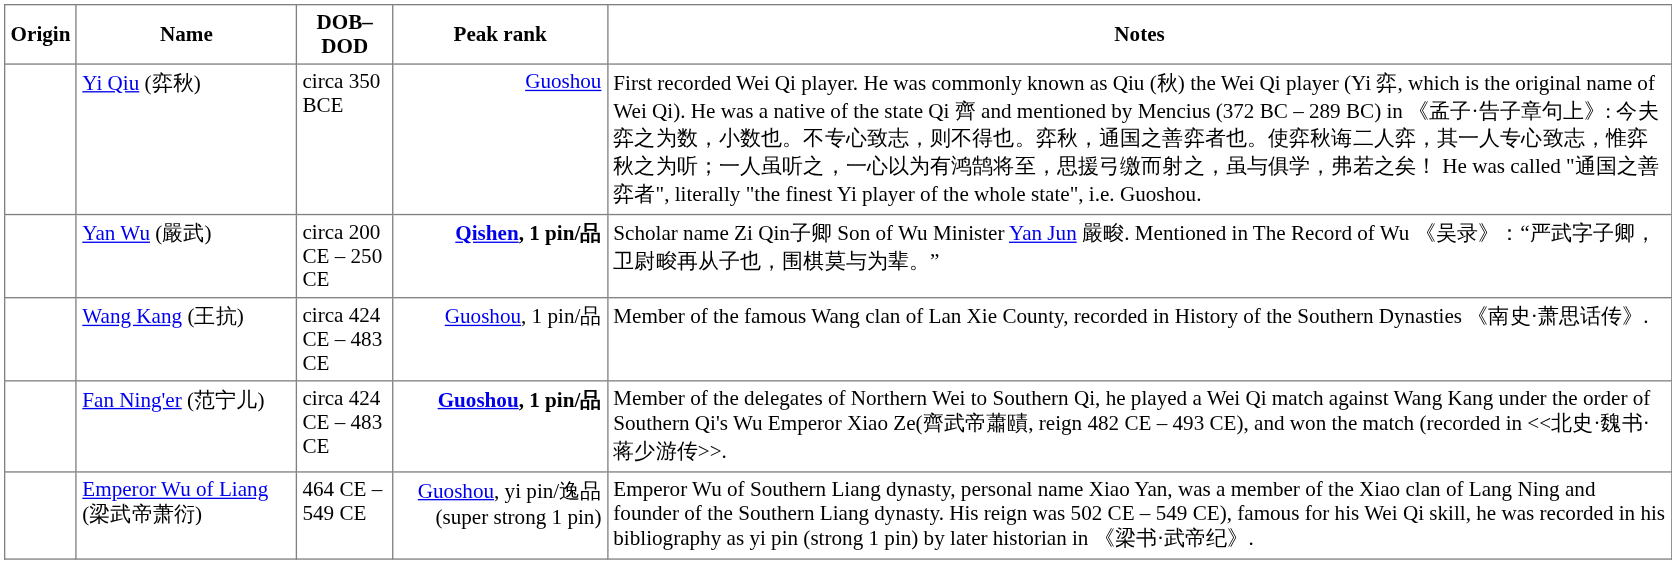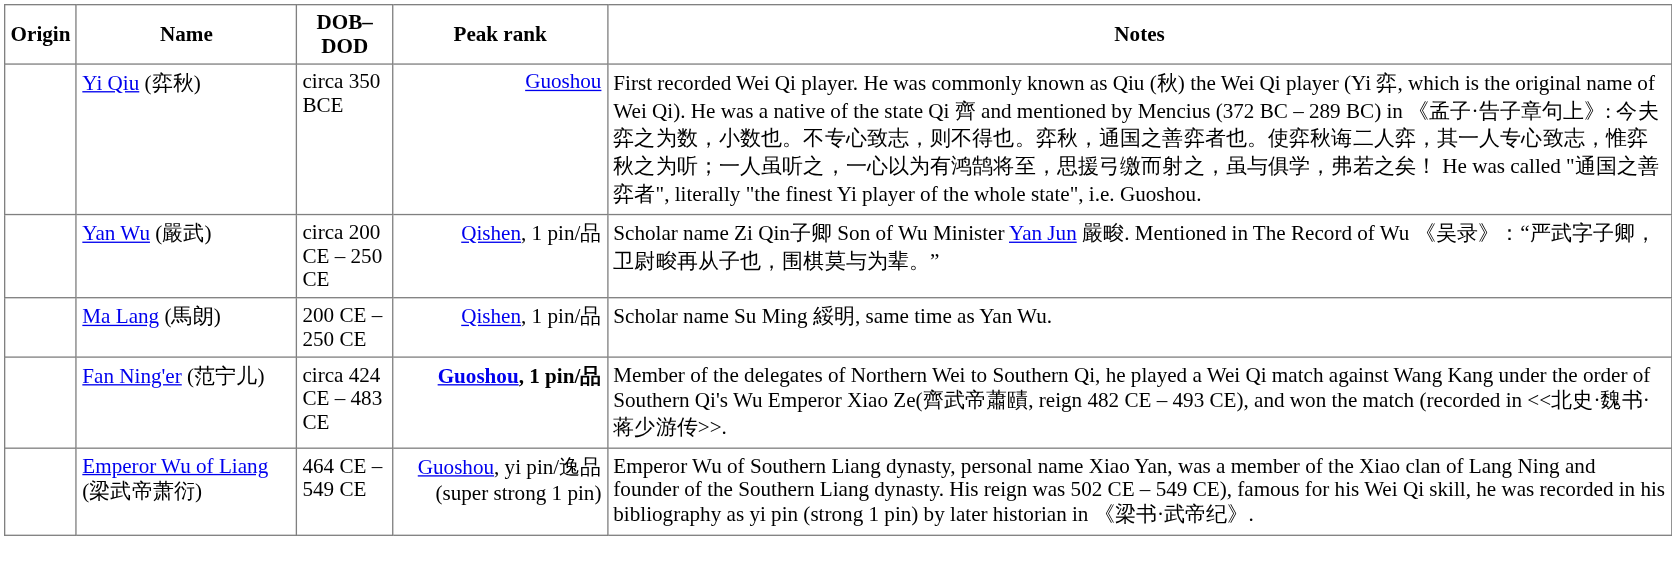(528, 233) bold -> (531, 233) normal
+ row: (152, 316)
- row: (163, 316)
